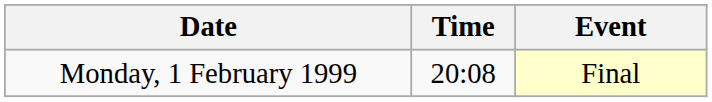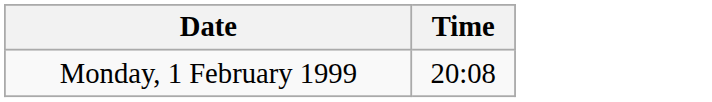- column: (611, 27)
